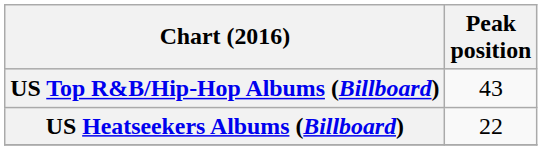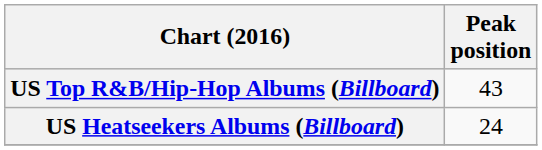(491, 125) 22 -> (491, 125) 24
